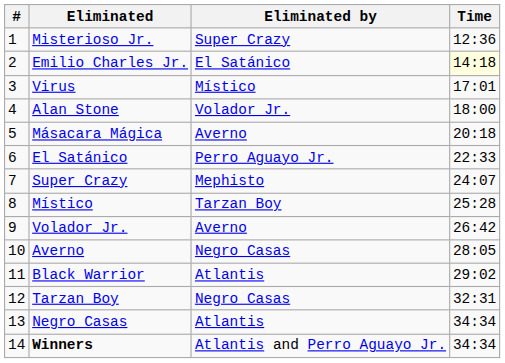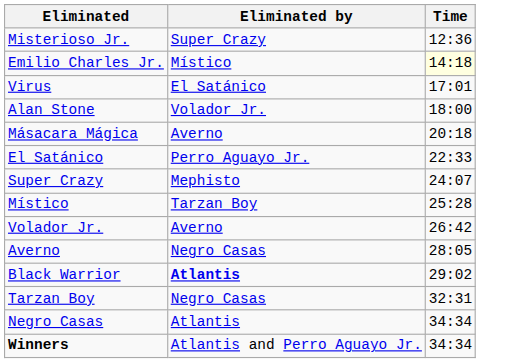- column: (17, 16)
(243, 63) El Satánico -> (201, 63) Místico
(225, 87) Místico -> (218, 87) El Satánico
(230, 275) normal -> (205, 275) bold
